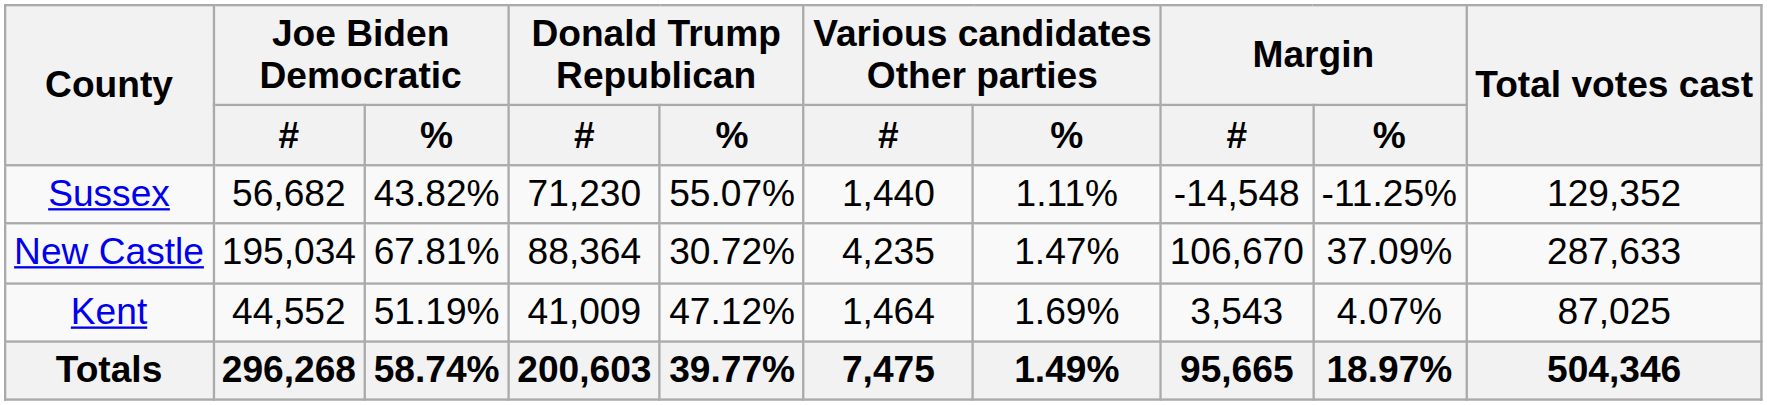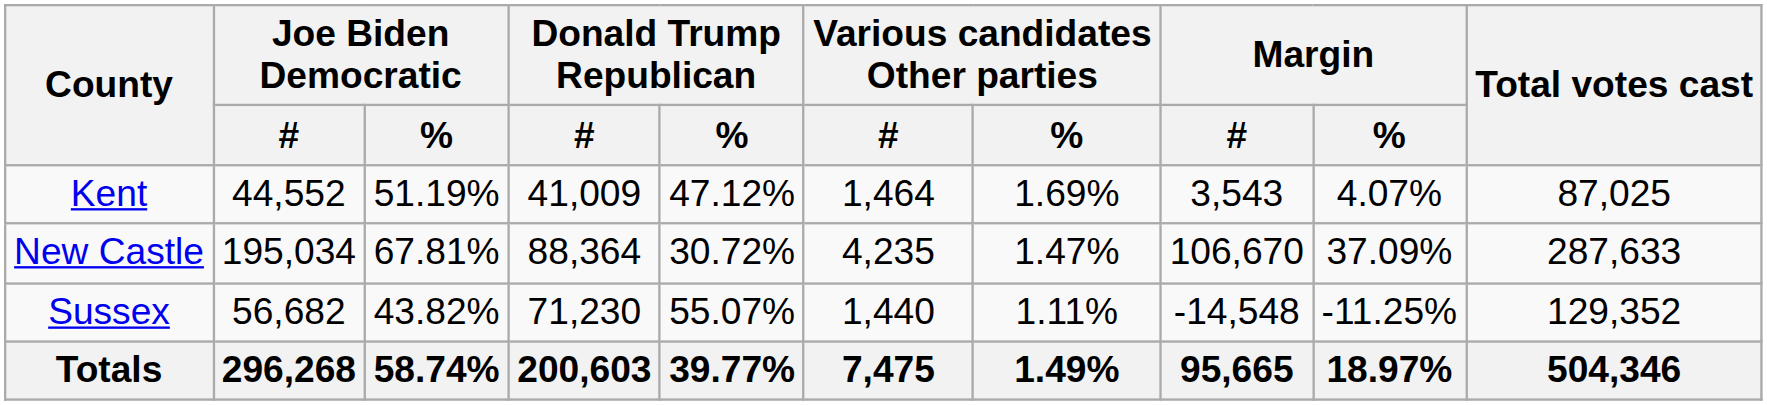rows swapped: (109, 311) <-> (109, 193)
